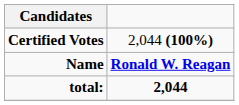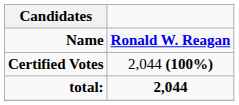rows swapped: (85, 64) <-> (56, 40)
